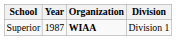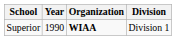(54, 27) 1987 -> (54, 27) 1990
